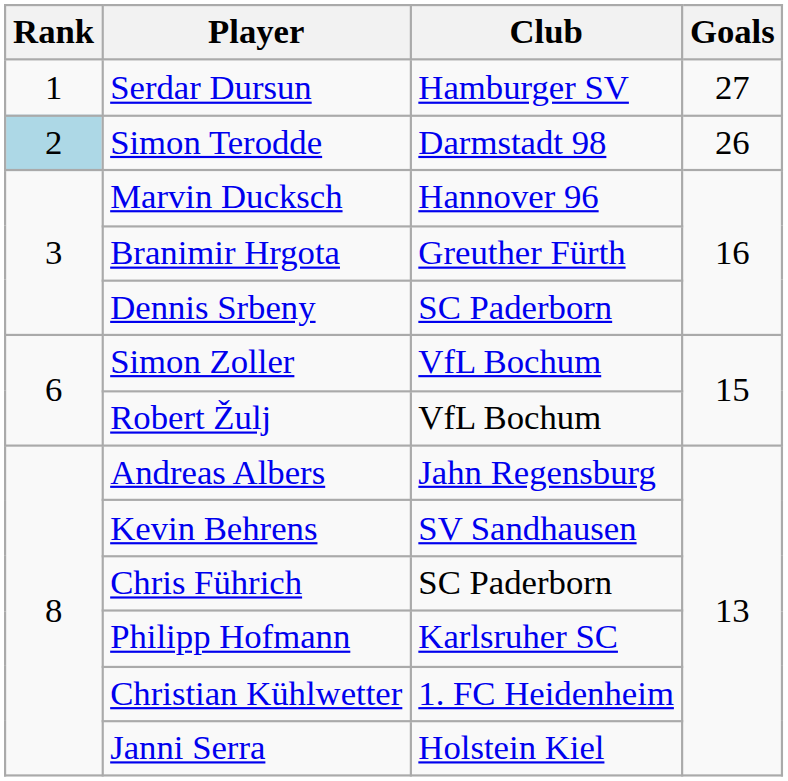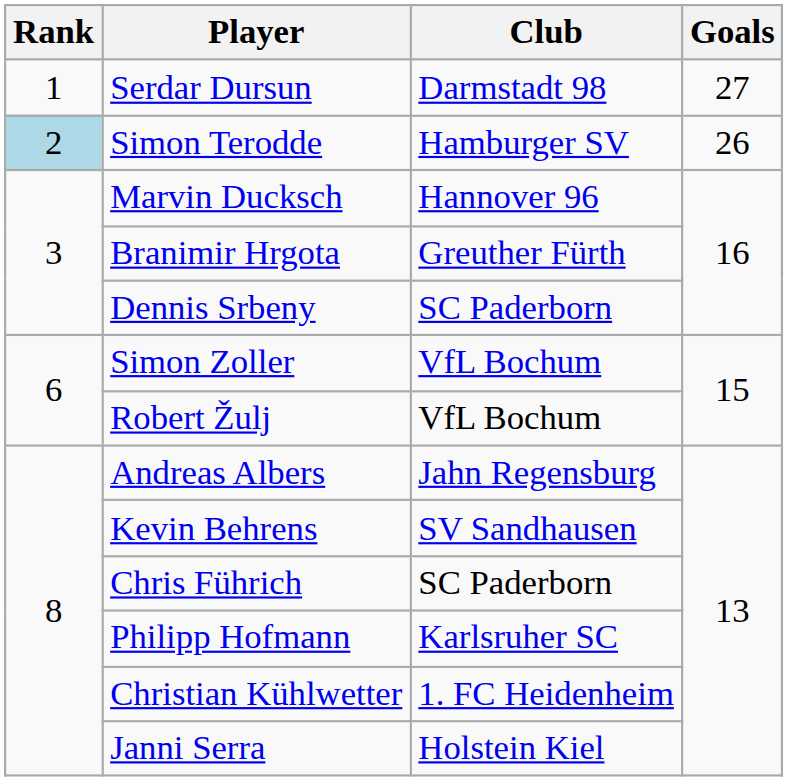(524, 87) Hamburger SV -> (512, 87) Darmstadt 98
(512, 142) Darmstadt 98 -> (524, 142) Hamburger SV
